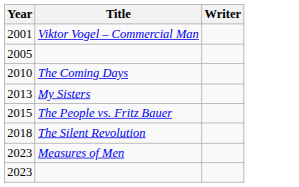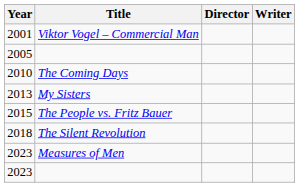+ column: (227, 14)
